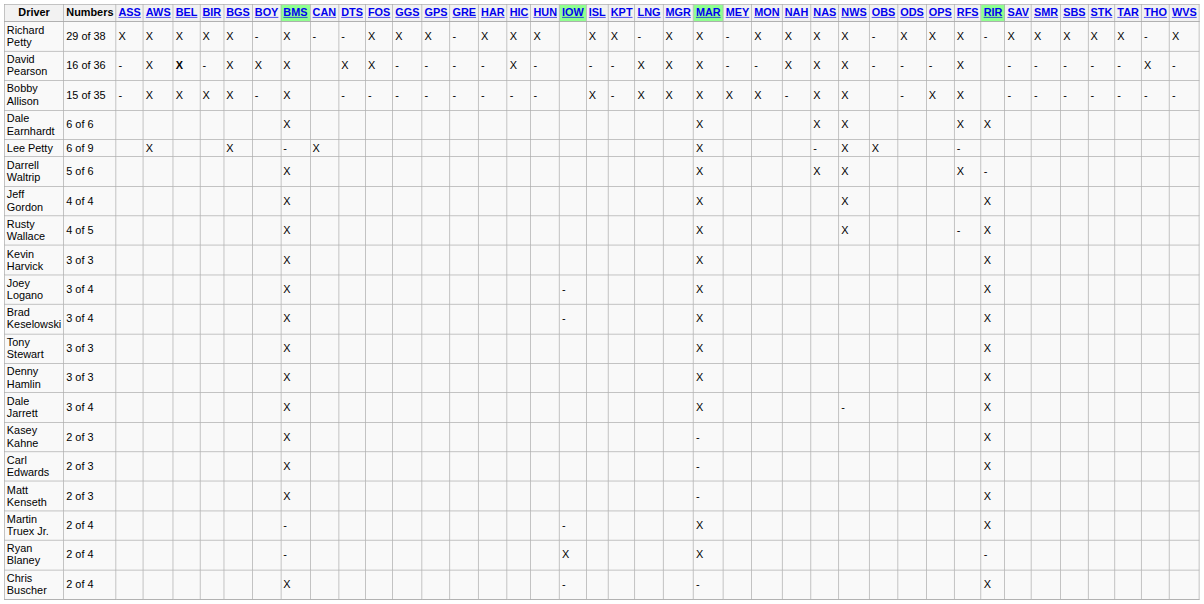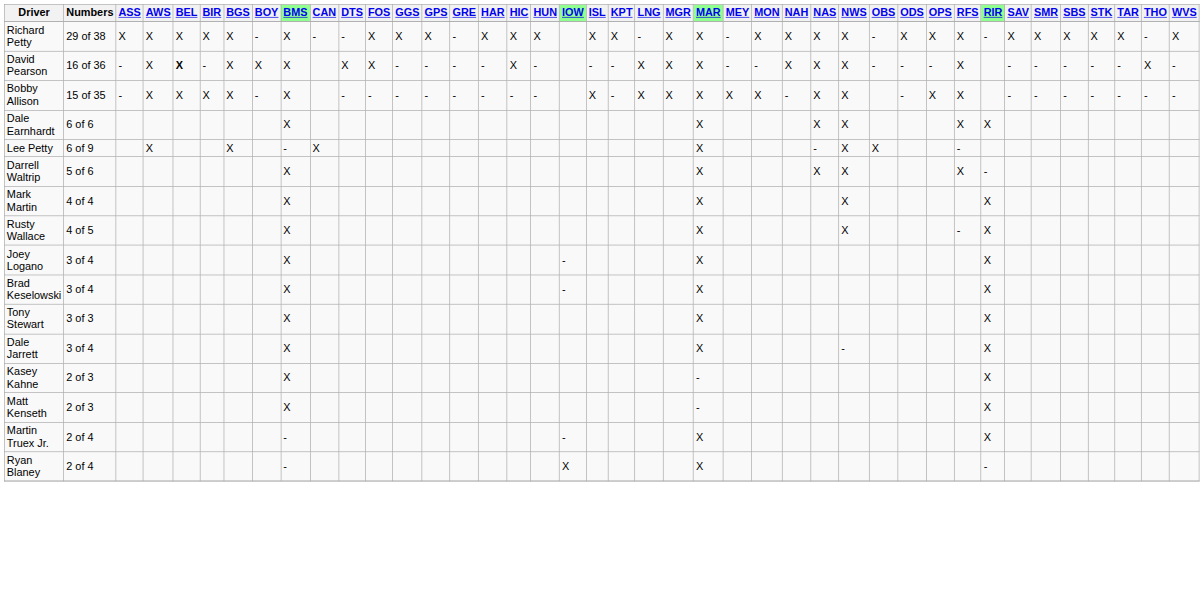+ row: (22, 201)
- row: (25, 201)
- row: (25, 260)
- row: (24, 378)
- row: (28, 466)
- row: (27, 584)
